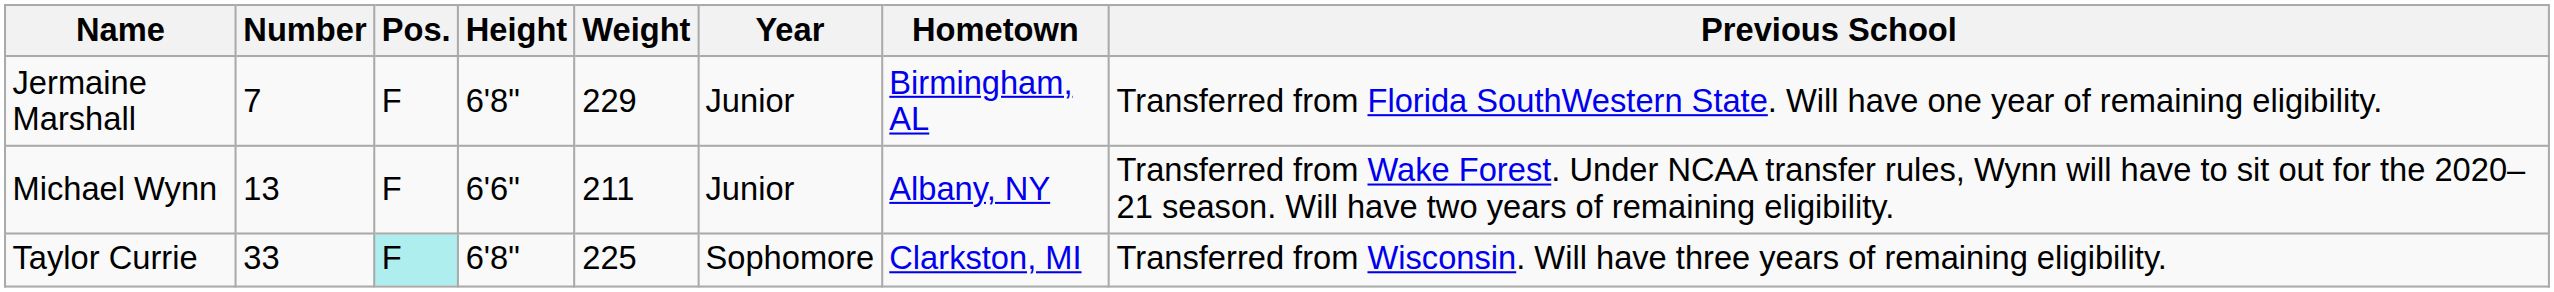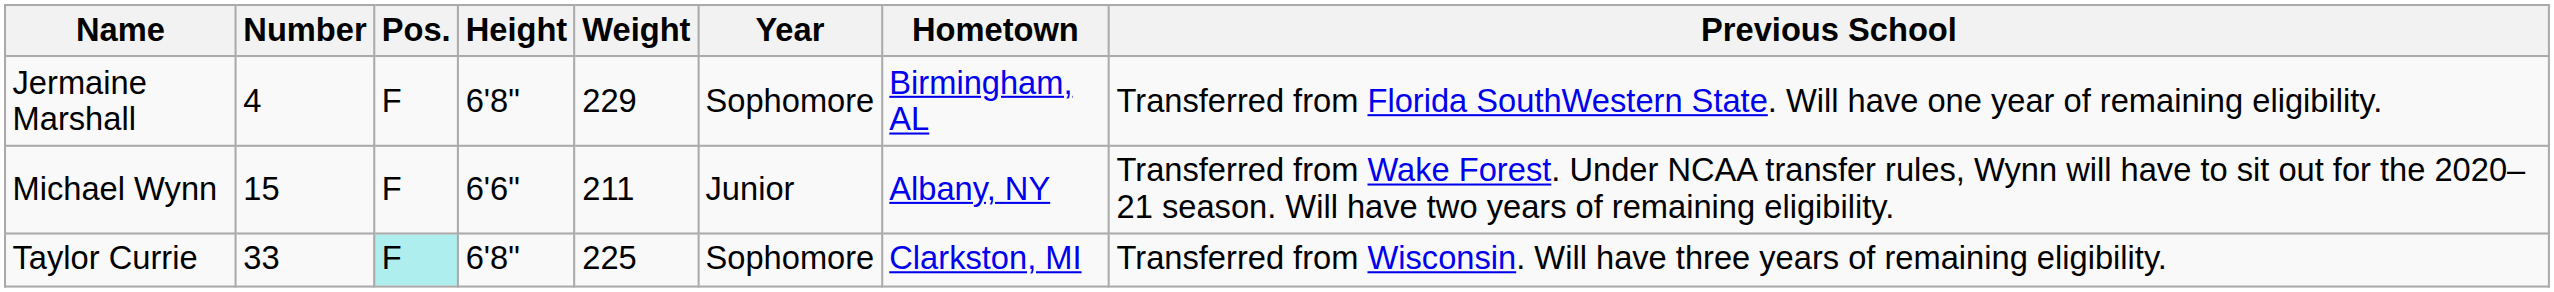(252, 100) 7 -> (252, 100) 4
(750, 100) Junior -> (790, 100) Sophomore
(261, 188) 13 -> (261, 188) 15
